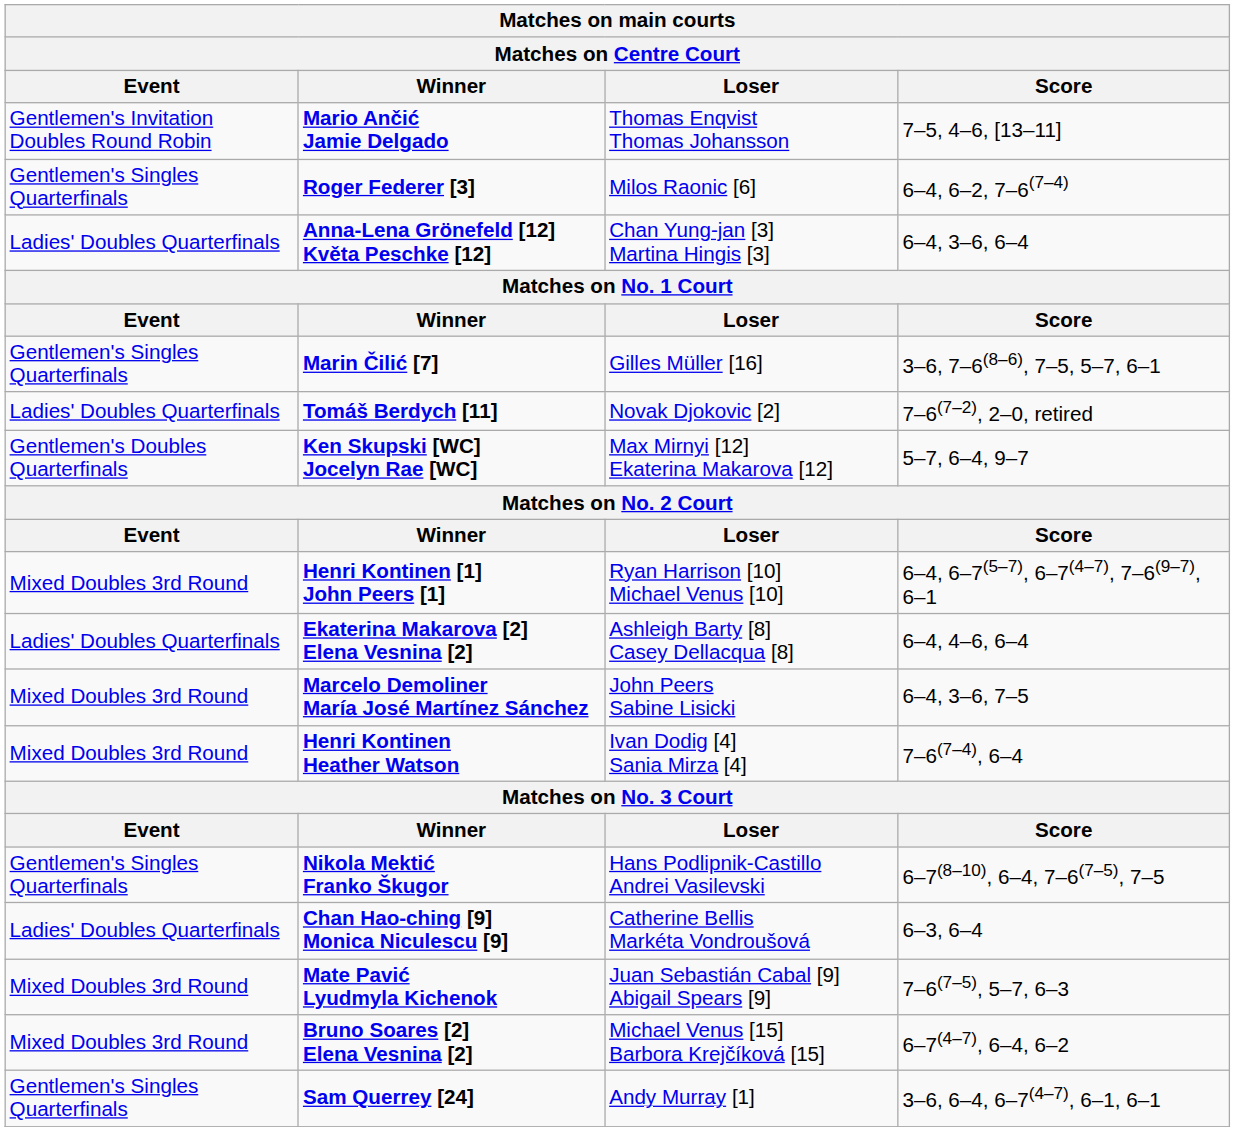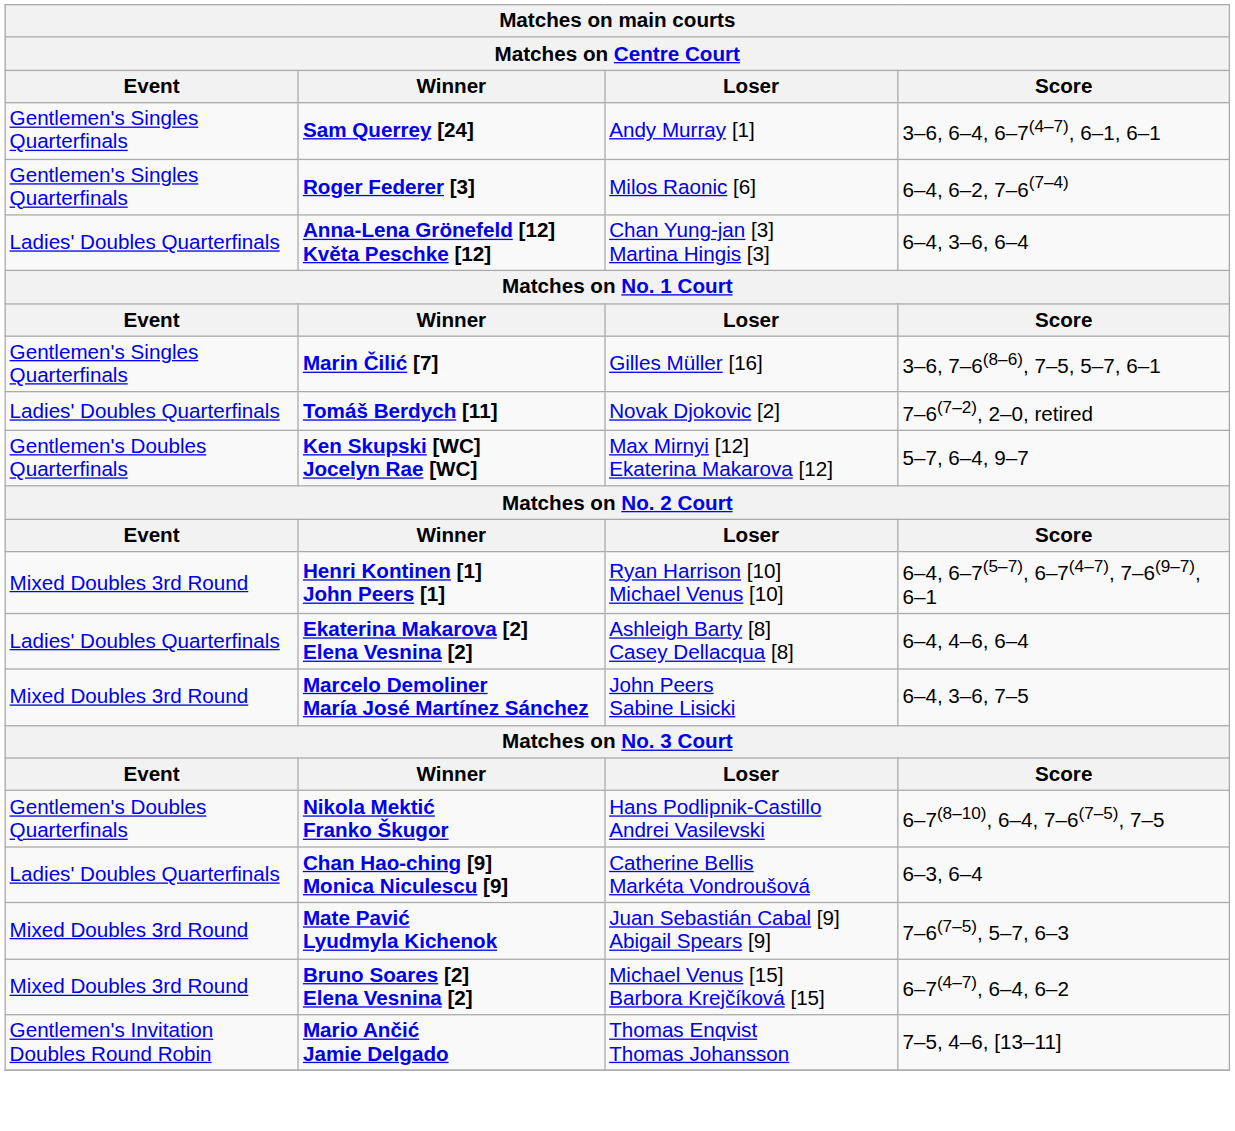rows swapped: (388, 1098) <-> (376, 130)
- row: (381, 753)
(104, 874) Gentlemen's Singles Quarterfinals -> (108, 818) Gentlemen's Doubles Quarterfinals
